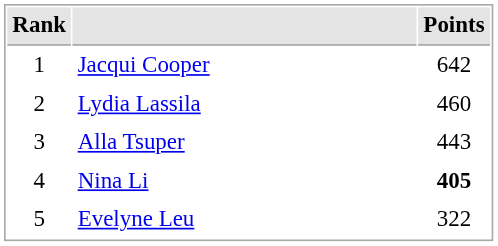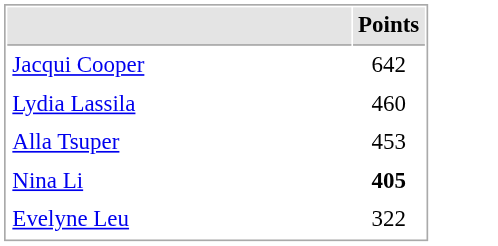- column: (39, 25)
(454, 142) 443 -> (389, 142) 453
